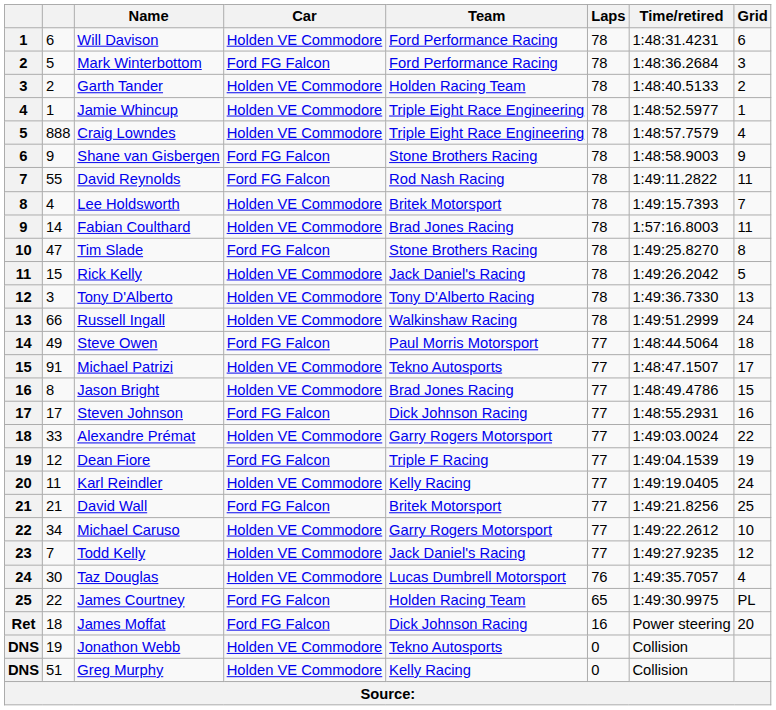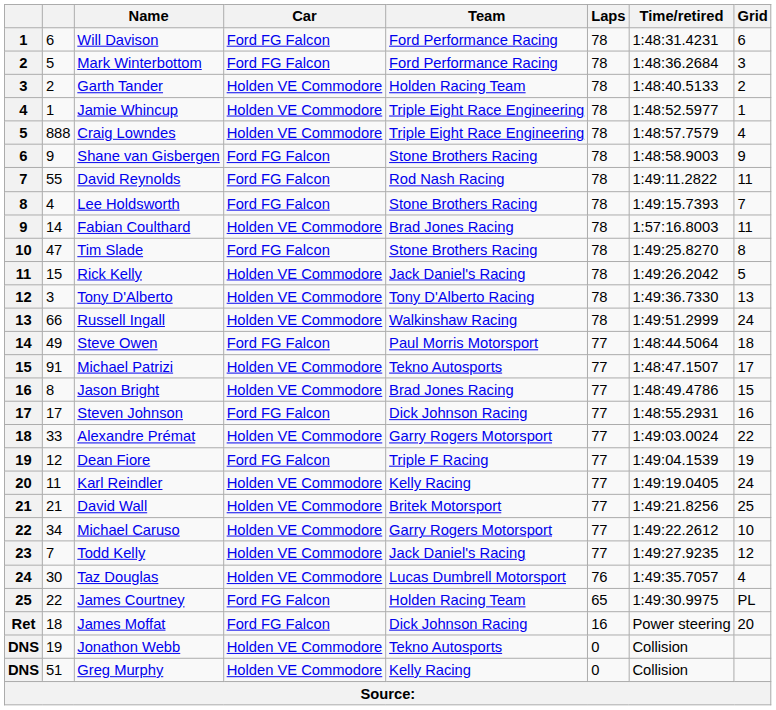(304, 40) Holden VE Commodore -> (278, 40) Ford FG Falcon
(304, 203) Holden VE Commodore -> (278, 203) Ford FG Falcon
(445, 203) Britek Motorsport -> (463, 203) Stone Brothers Racing
(278, 506) Ford FG Falcon -> (304, 506) Holden VE Commodore
